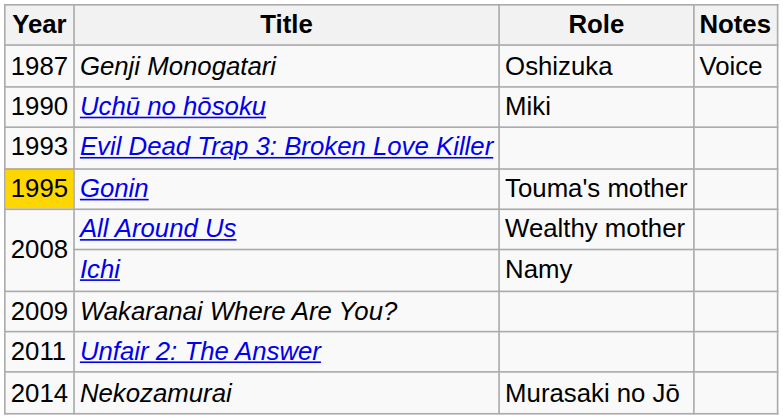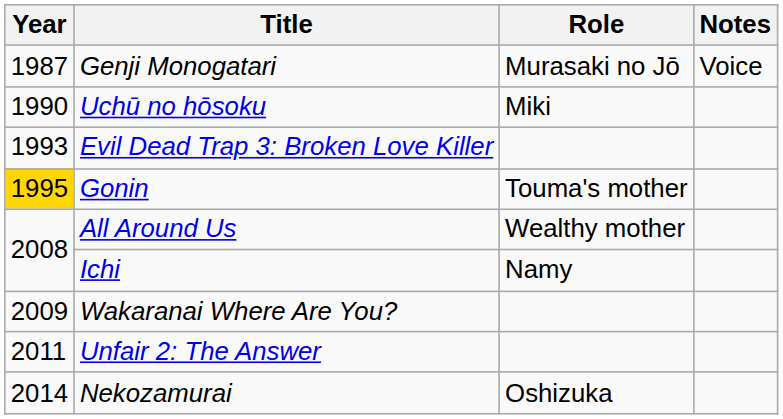(559, 65) Oshizuka -> (592, 65) Murasaki no Jō
(592, 392) Murasaki no Jō -> (559, 392) Oshizuka
